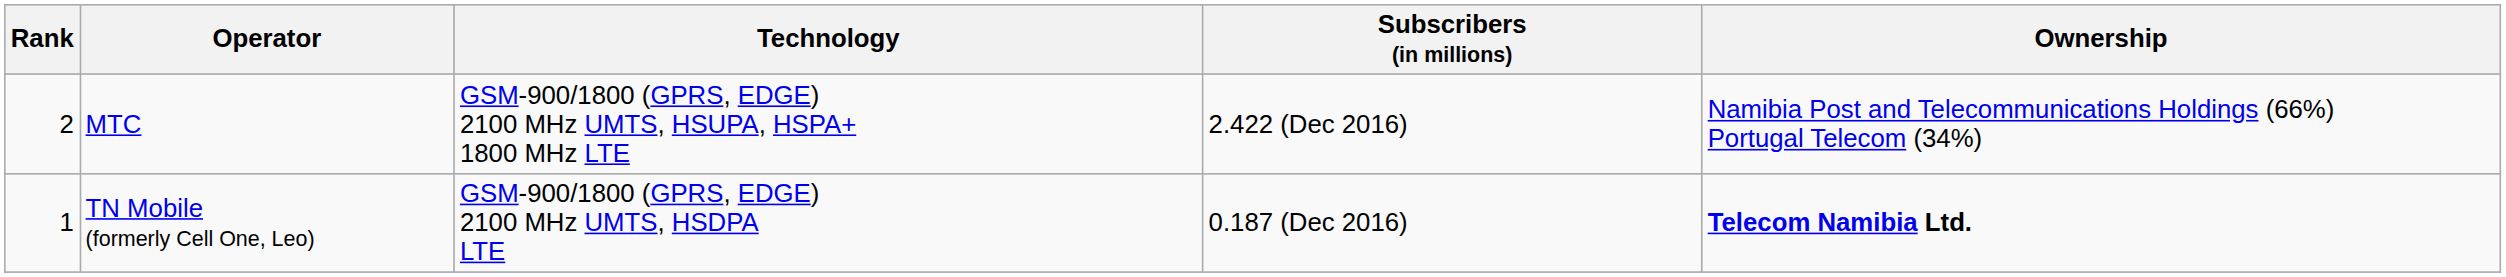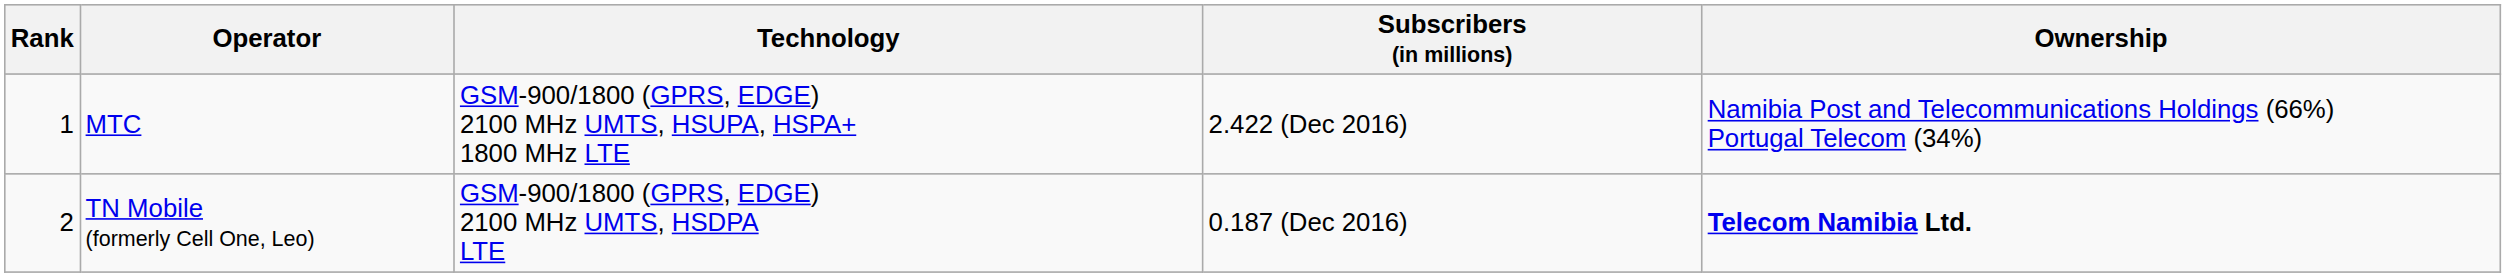(67, 123) 2 -> (67, 123) 1
(67, 222) 1 -> (67, 222) 2
